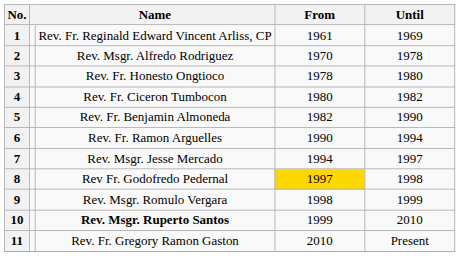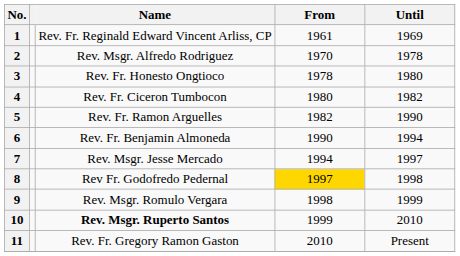(155, 117) Rev. Fr. Benjamin Almoneda -> (155, 117) Rev. Fr. Ramon Arguelles
(155, 138) Rev. Fr. Ramon Arguelles -> (155, 138) Rev. Fr. Benjamin Almoneda
